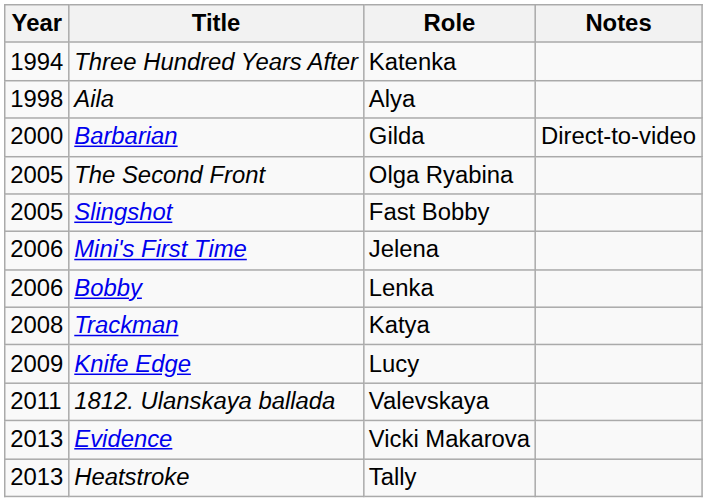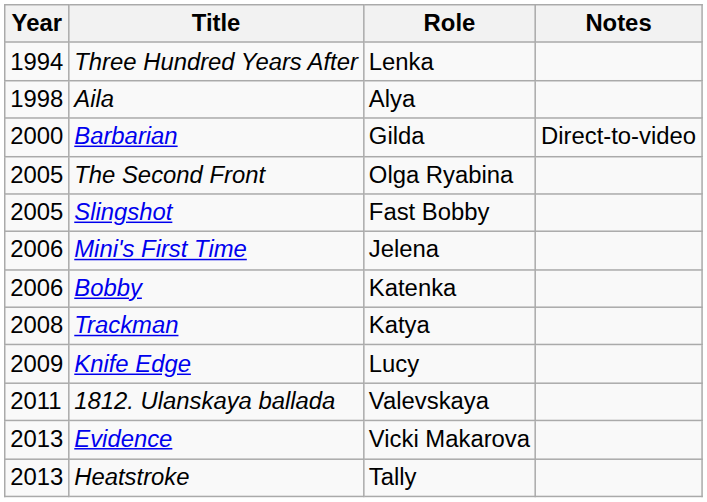(413, 61) Katenka -> (401, 61) Lenka
(401, 288) Lenka -> (413, 288) Katenka
